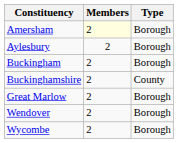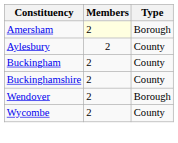(152, 46) Borough -> (149, 46) County
(152, 63) Borough -> (149, 63) County
- row: (37, 96)
(152, 130) Borough -> (149, 113) County
